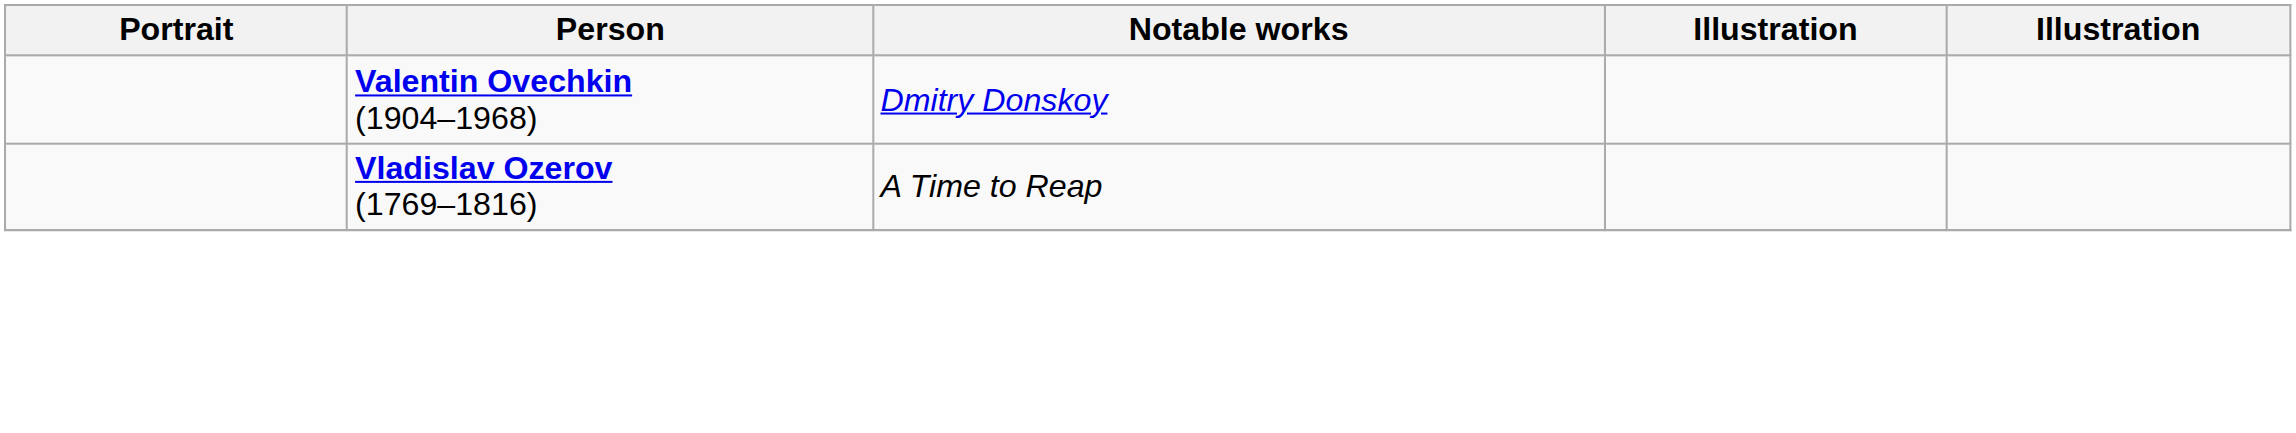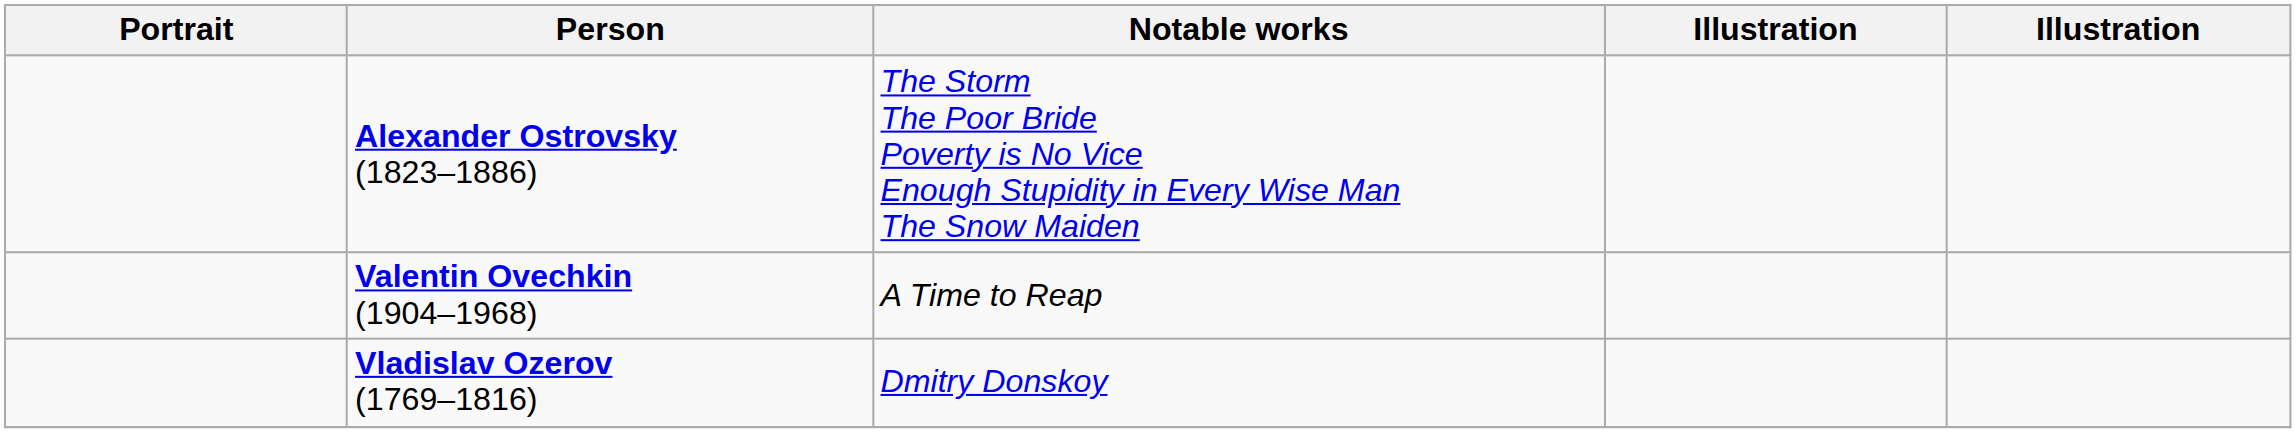+ row: (516, 153)
(994, 99) Dmitry Donskoy -> (991, 294) A Time to Reap
(991, 186) A Time to Reap -> (994, 382) Dmitry Donskoy
